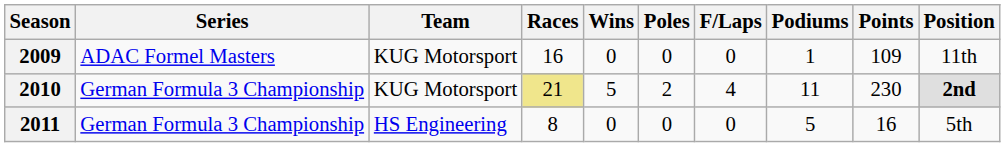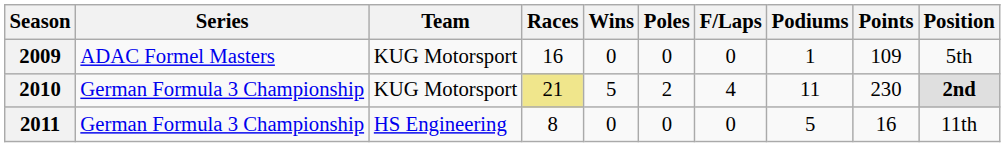(959, 56) 11th -> (959, 56) 5th
(959, 124) 5th -> (959, 124) 11th
